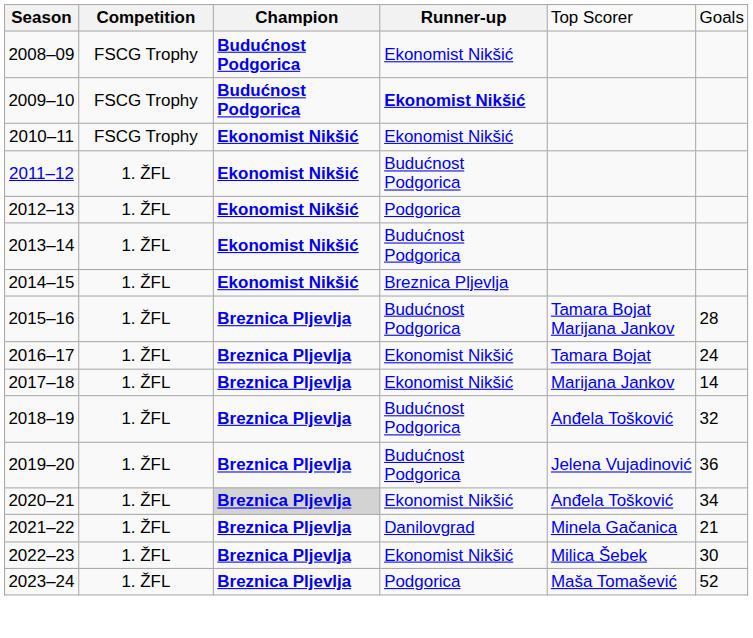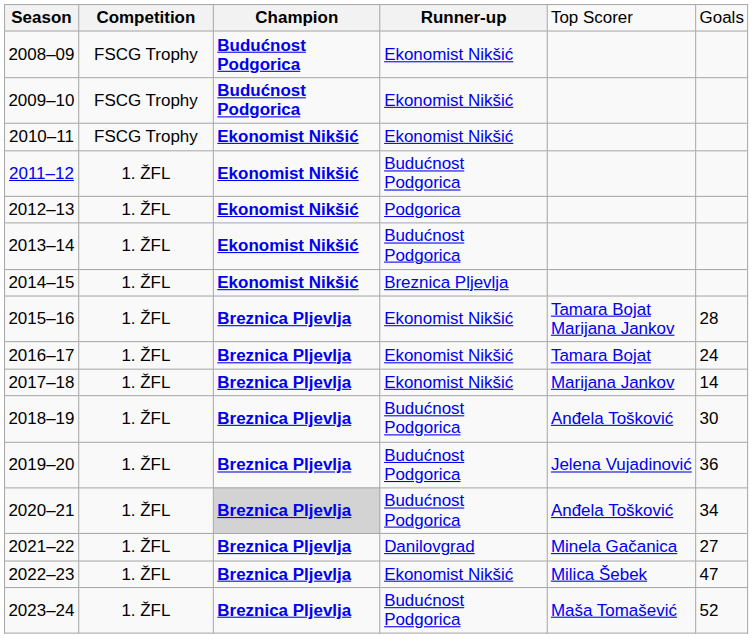(455, 100) bold -> (449, 100) normal
(424, 318) Budućnost Podgorica -> (449, 318) Ekonomist Nikšić
(709, 418) 32 -> (709, 418) 30
(449, 501) Ekonomist Nikšić -> (424, 510) Budućnost Podgorica
(709, 528) 21 -> (709, 547) 27
(709, 554) 30 -> (709, 574) 47
(422, 581) Podgorica -> (424, 610) Budućnost Podgorica
